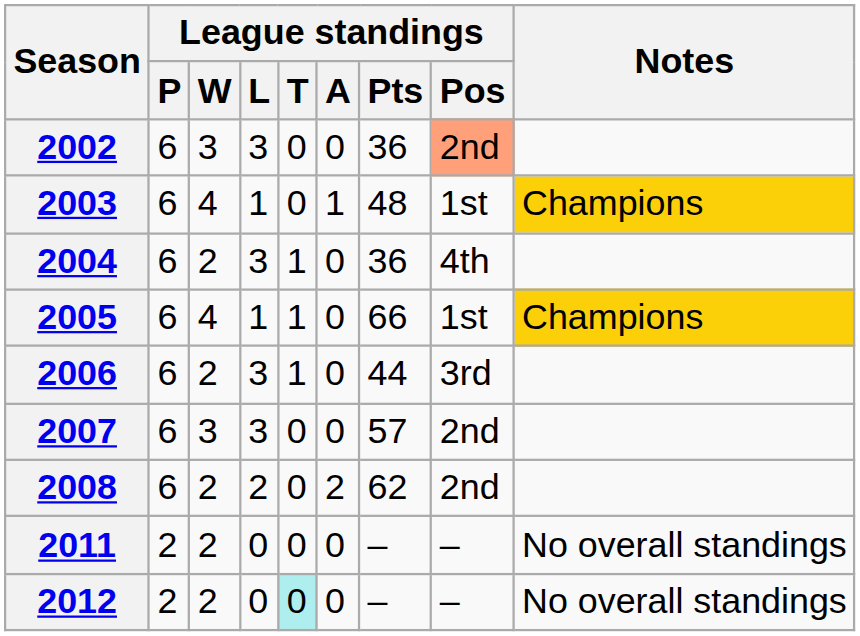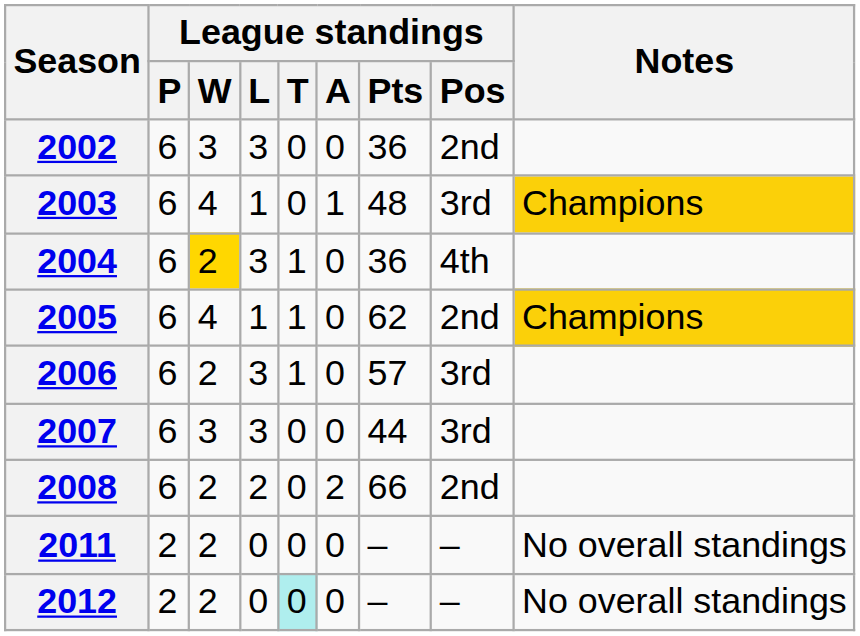(470, 146) lightsalmon background -> (470, 146) no background
(464, 203) 1st -> (466, 203) 3rd
(208, 260) no background -> (208, 260) gold background
(387, 317) 66 -> (387, 317) 62
(464, 317) 1st -> (470, 317) 2nd
(387, 373) 44 -> (387, 373) 57
(387, 430) 57 -> (387, 430) 44
(470, 430) 2nd -> (466, 430) 3rd
(387, 487) 62 -> (387, 487) 66
